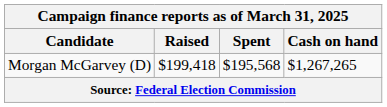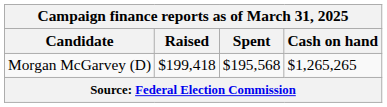(322, 65) $1,267,265 -> (322, 65) $1,265,265
